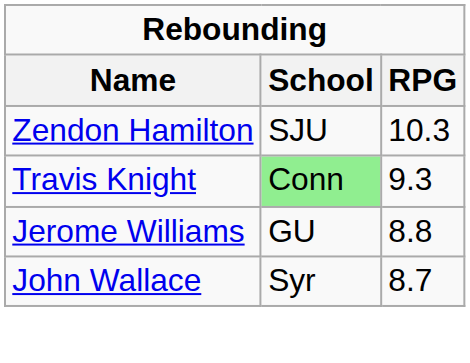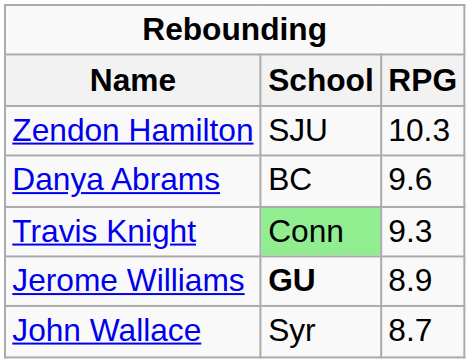+ row: (116, 180)
(292, 230) normal -> (292, 280) bold
(410, 230) 8.8 -> (410, 280) 8.9
